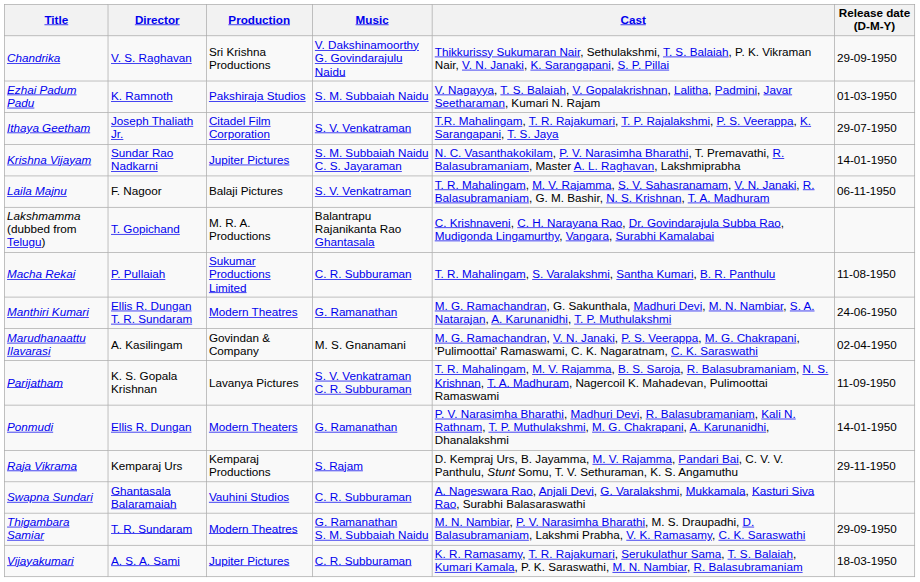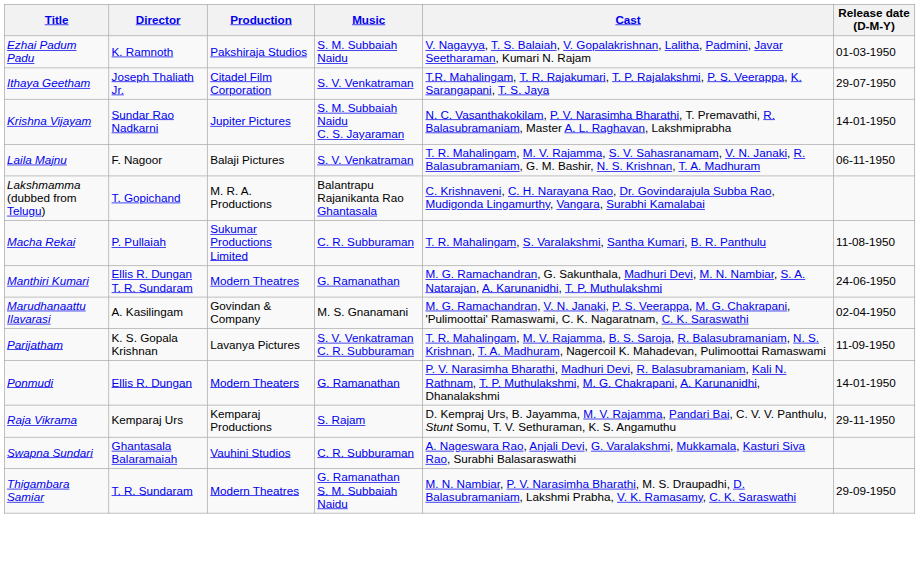- row: (34, 58)
- row: (40, 560)
